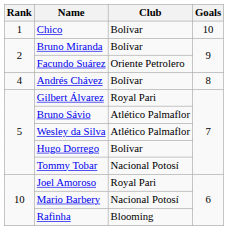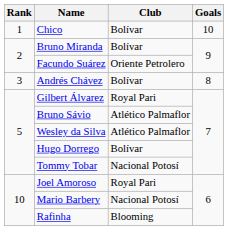(19, 81) 4 -> (19, 81) 3
